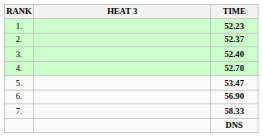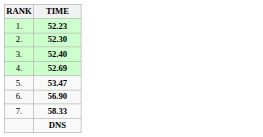- column: (122, 12)
(234, 40) 52.37 -> (57, 40) 52.30
(234, 69) 52.70 -> (57, 69) 52.69
